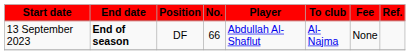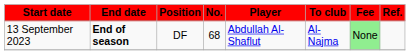(214, 35) 66 -> (214, 35) 68
(365, 35) no background -> (365, 35) lightgreen background
